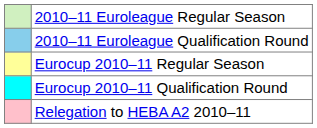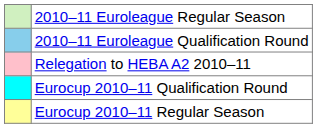rows swapped: (149, 64) <-> (143, 111)
